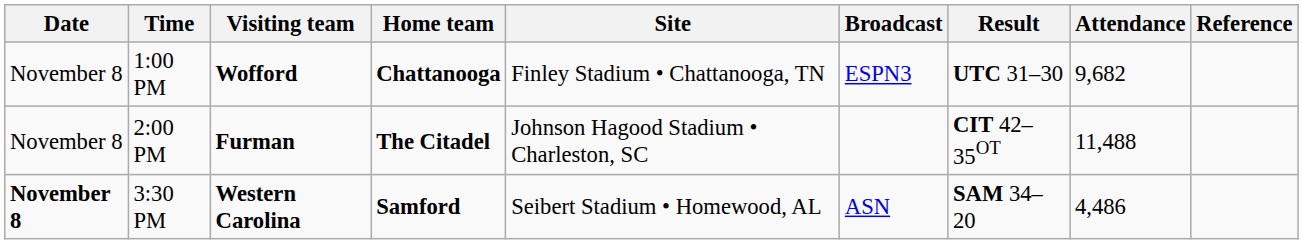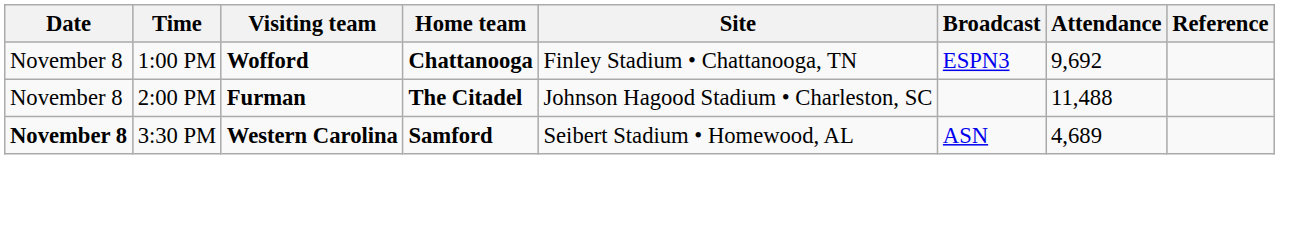- column: (1009, 23)
(1100, 74) 9,682 -> (1077, 60) 9,692
(1100, 207) 4,486 -> (1077, 135) 4,689
